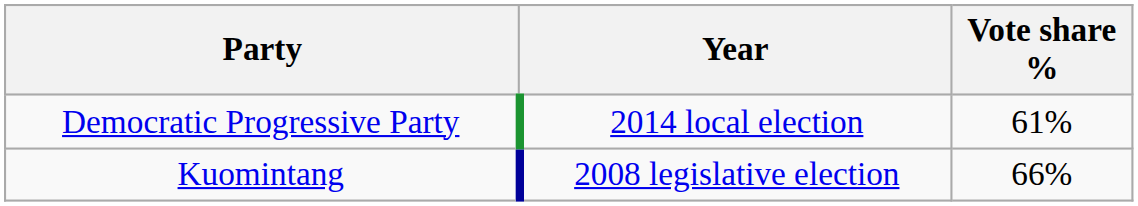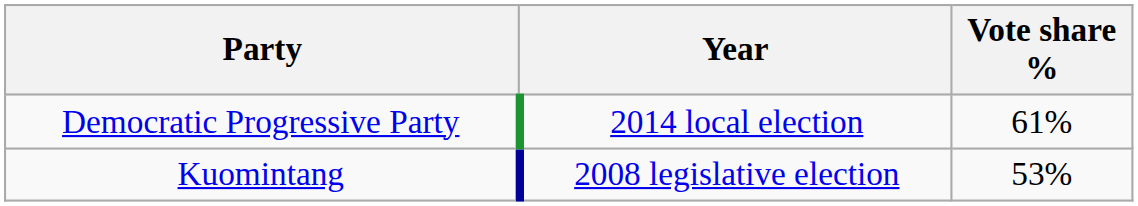(1042, 173) 66% -> (1042, 173) 53%
